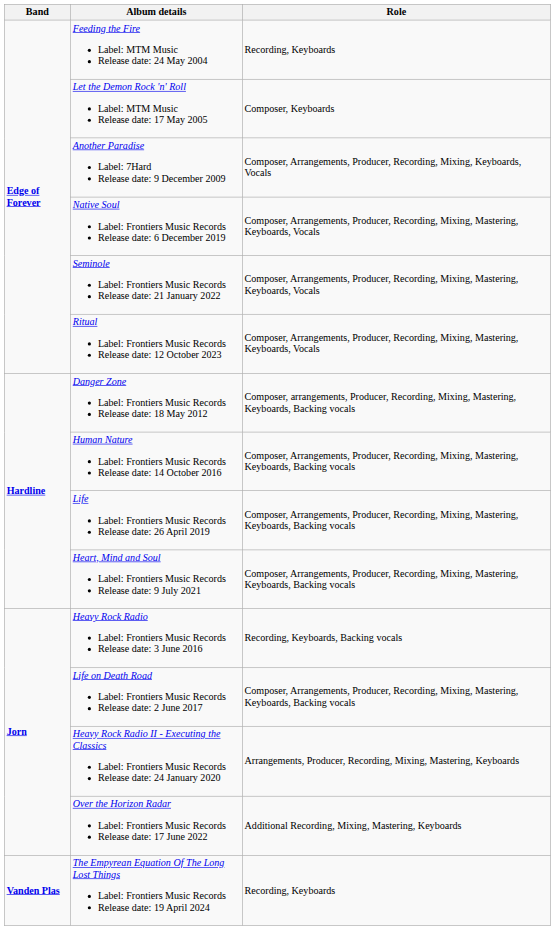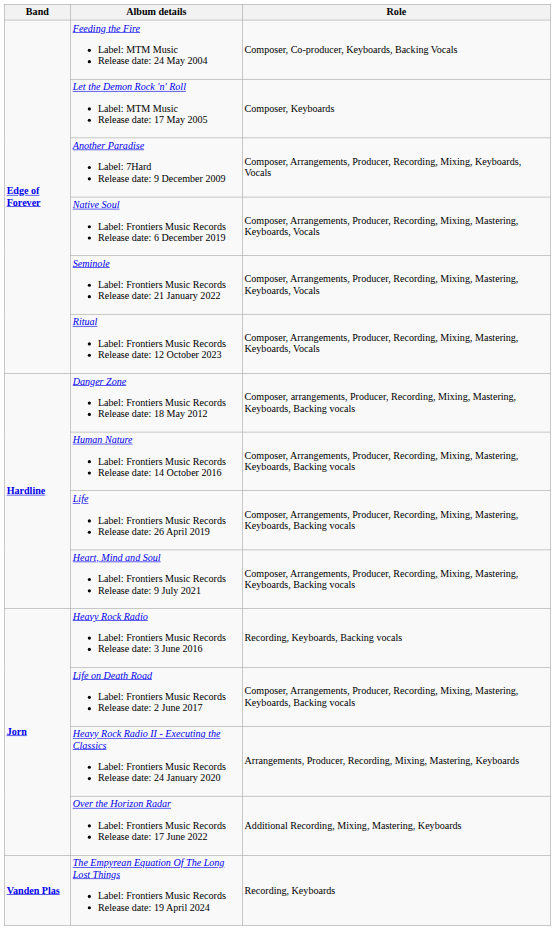(290, 49) Recording, Keyboards -> (351, 49) Composer, Co-producer, Keyboards, Backing Vocals
